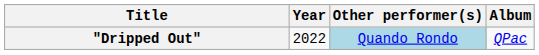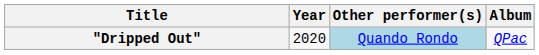(309, 39) 2022 -> (309, 39) 2020
